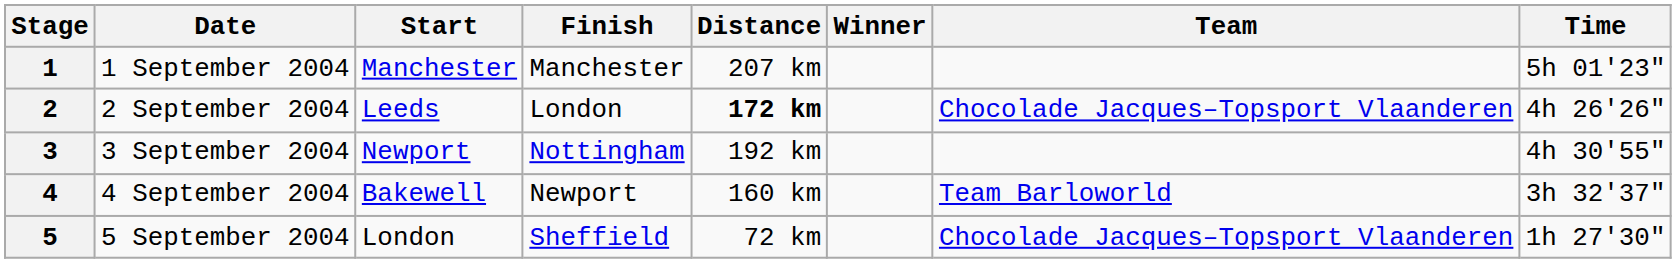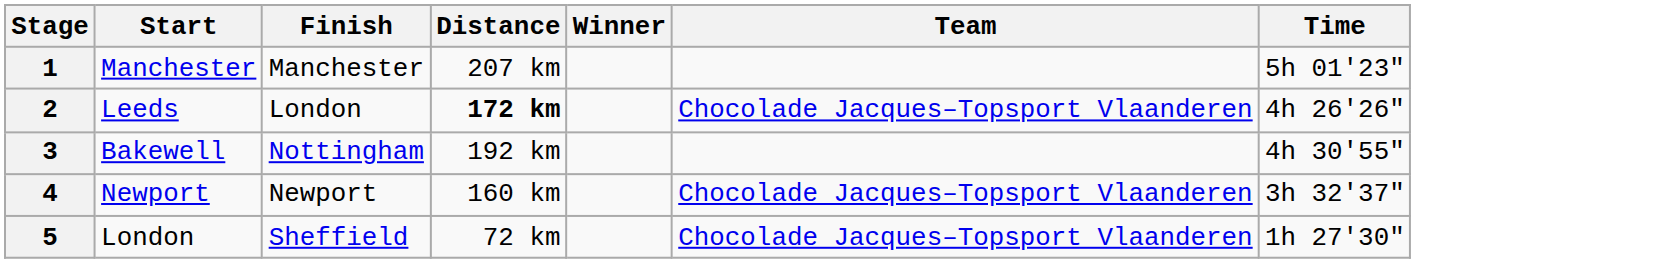- column: (225, 26)
(416, 153) Newport -> (163, 153) Bakewell
(424, 195) Bakewell -> (155, 195) Newport
(1055, 195) Team Barloworld -> (965, 195) Chocolade Jacques–Topsport Vlaanderen
